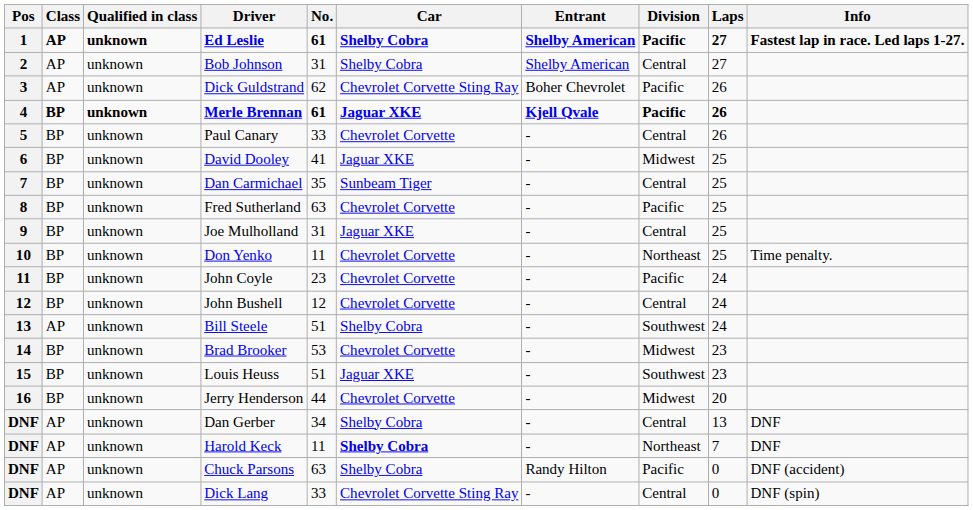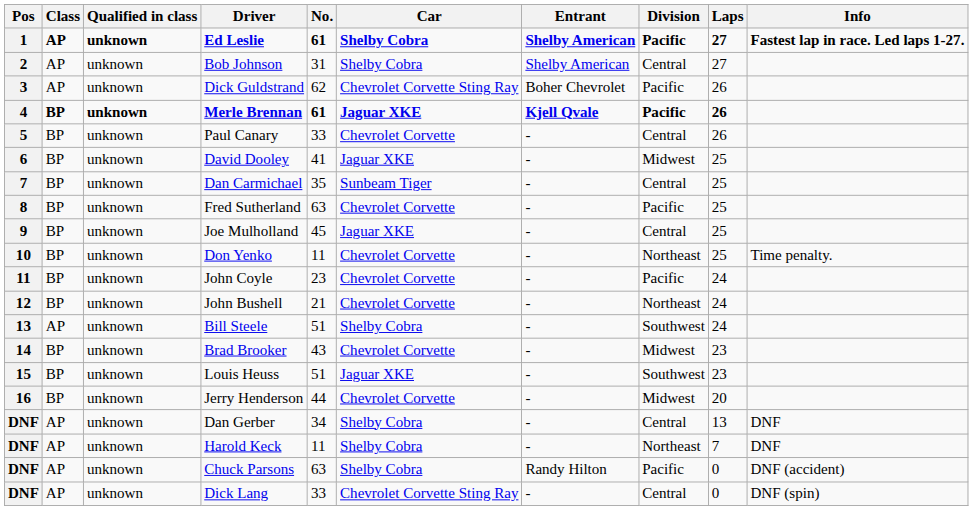(319, 231) 31 -> (319, 231) 45
(319, 302) 12 -> (319, 302) 21
(664, 302) Central -> (671, 302) Northeast
(319, 350) 53 -> (319, 350) 43
(384, 445) bold -> (381, 445) normal
